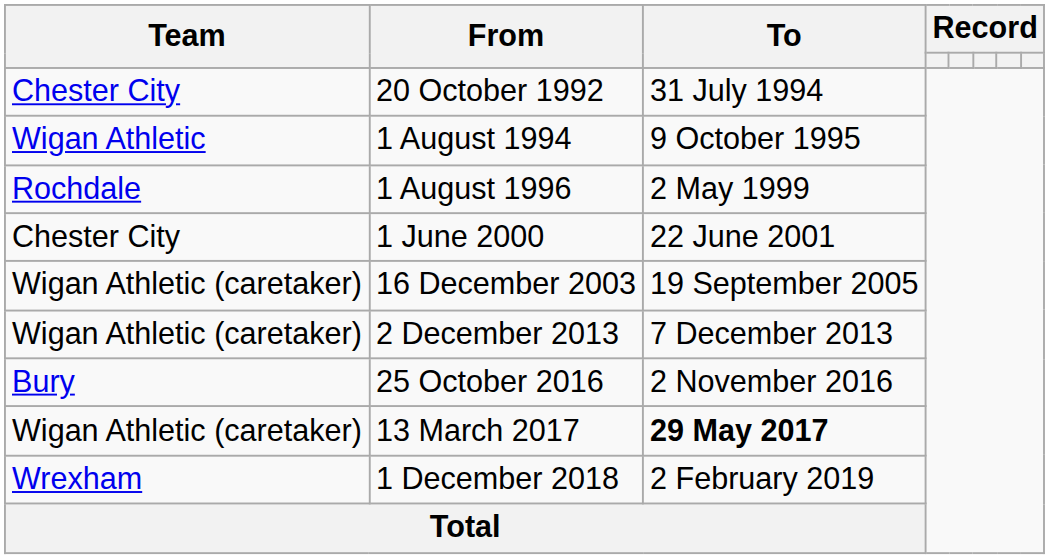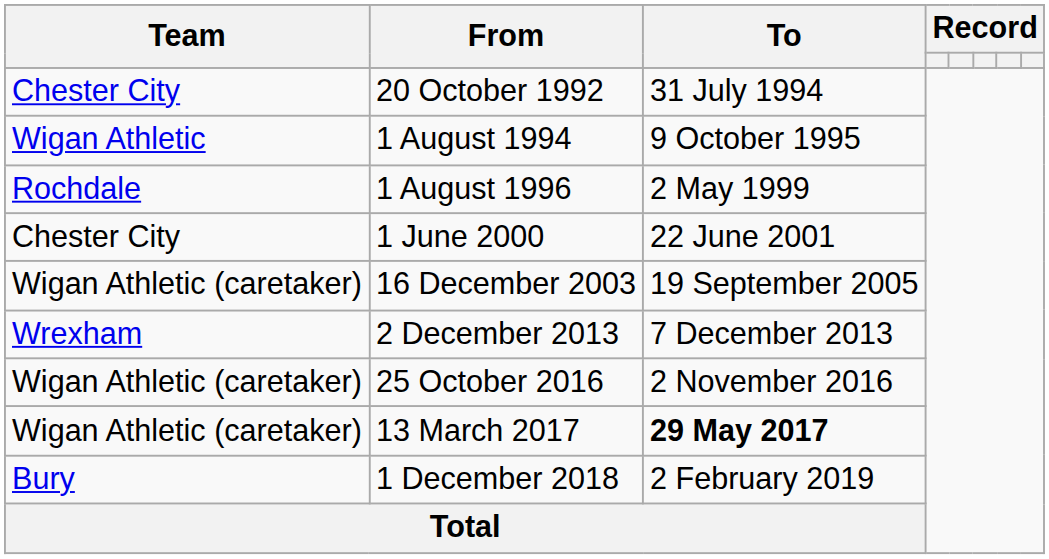(187, 333) Wigan Athletic (caretaker) -> (77, 333) Wrexham
(43, 382) Bury -> (187, 382) Wigan Athletic (caretaker)
(77, 479) Wrexham -> (43, 479) Bury
